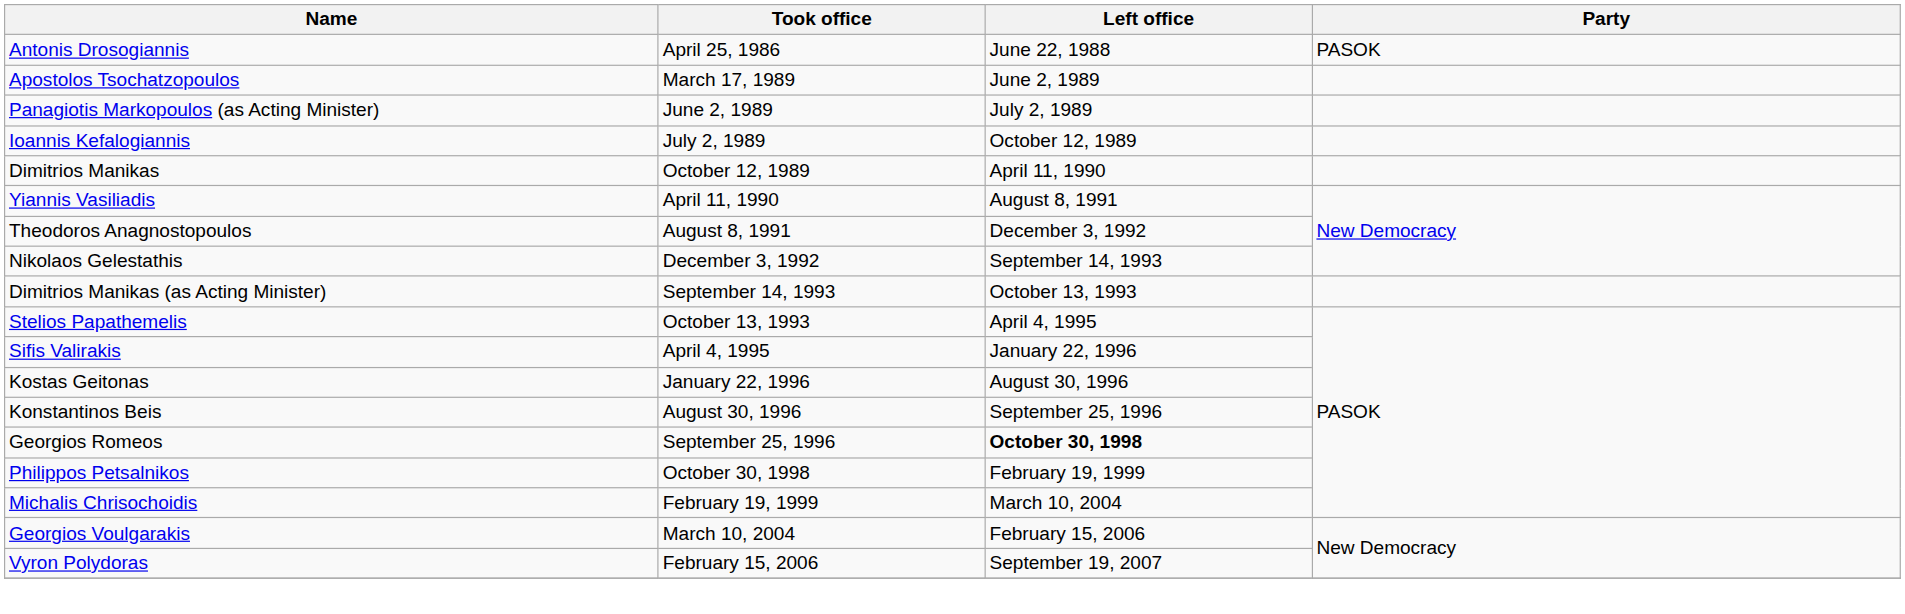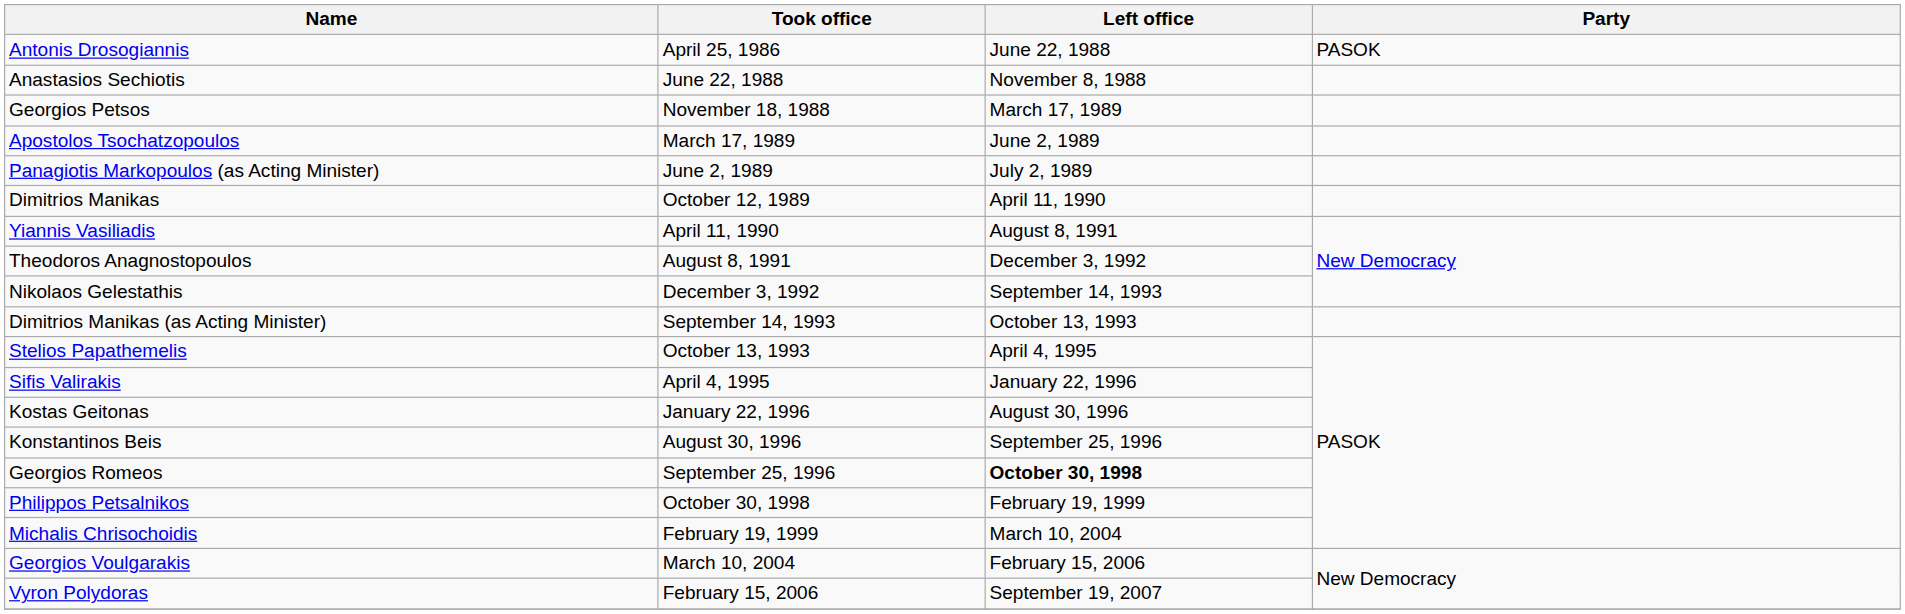+ row: (97, 79)
+ row: (79, 110)
- row: (99, 140)
